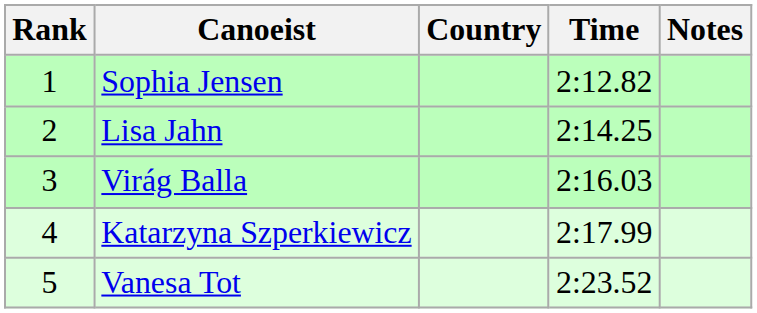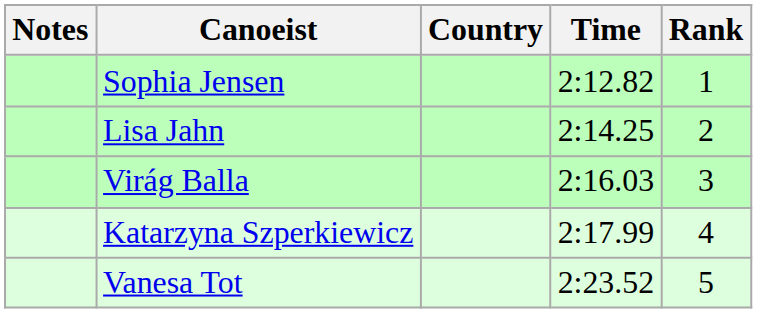columns swapped: (50, 29) <-> (705, 29)
